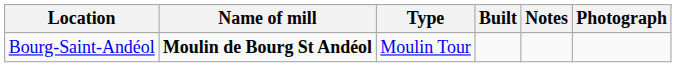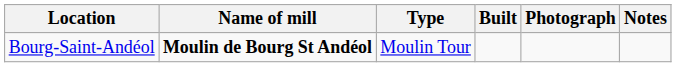columns swapped: (547, 18) <-> (622, 18)
